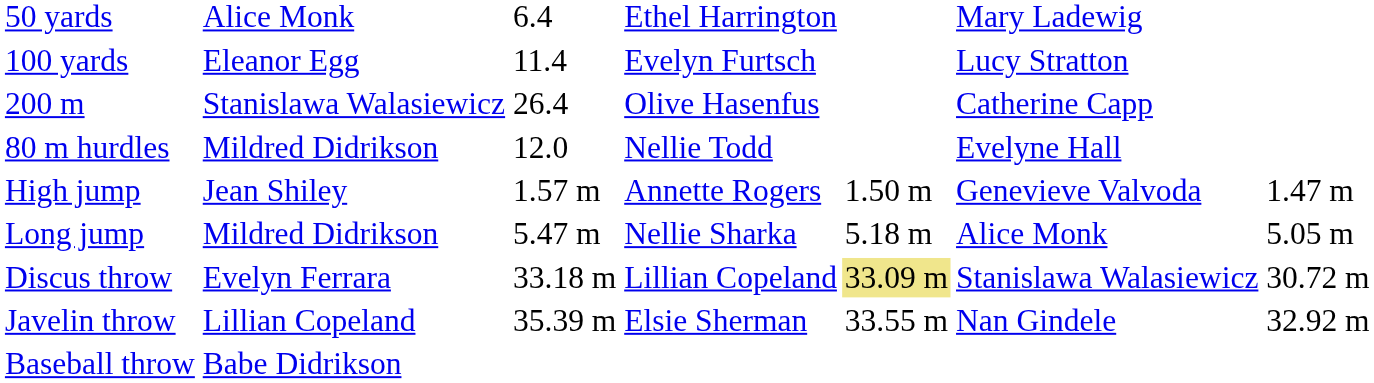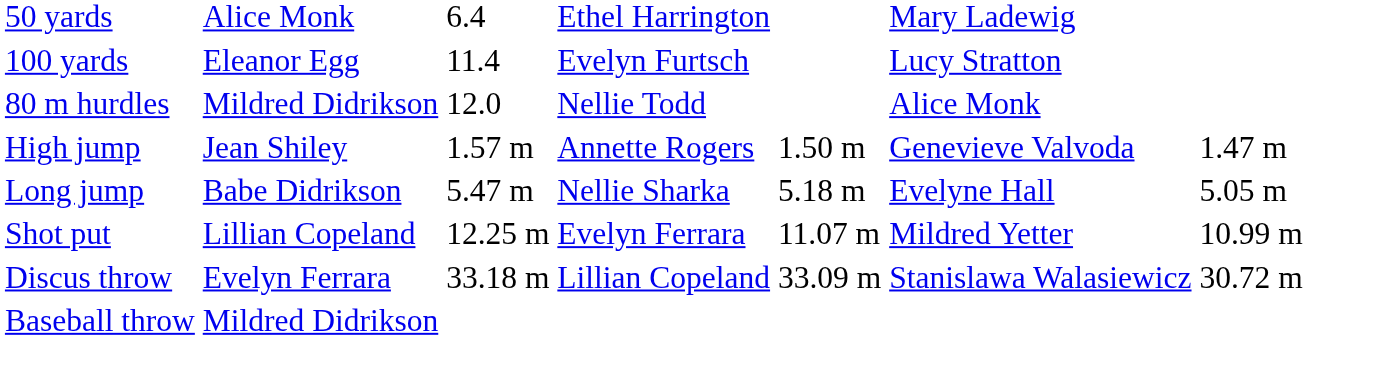- row: (45, 103)
(1039, 147) Evelyne Hall -> (965, 103) Alice Monk
(320, 233) Mildred Didrikson -> (302, 190) Babe Didrikson
(1032, 233) Alice Monk -> (972, 190) Evelyne Hall
+ row: (58, 233)
(896, 277) khaki background -> (830, 277) no background
- row: (90, 320)
(302, 363) Babe Didrikson -> (320, 320) Mildred Didrikson
